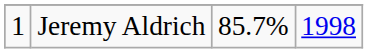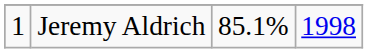(253, 26) 85.7% -> (253, 26) 85.1%
